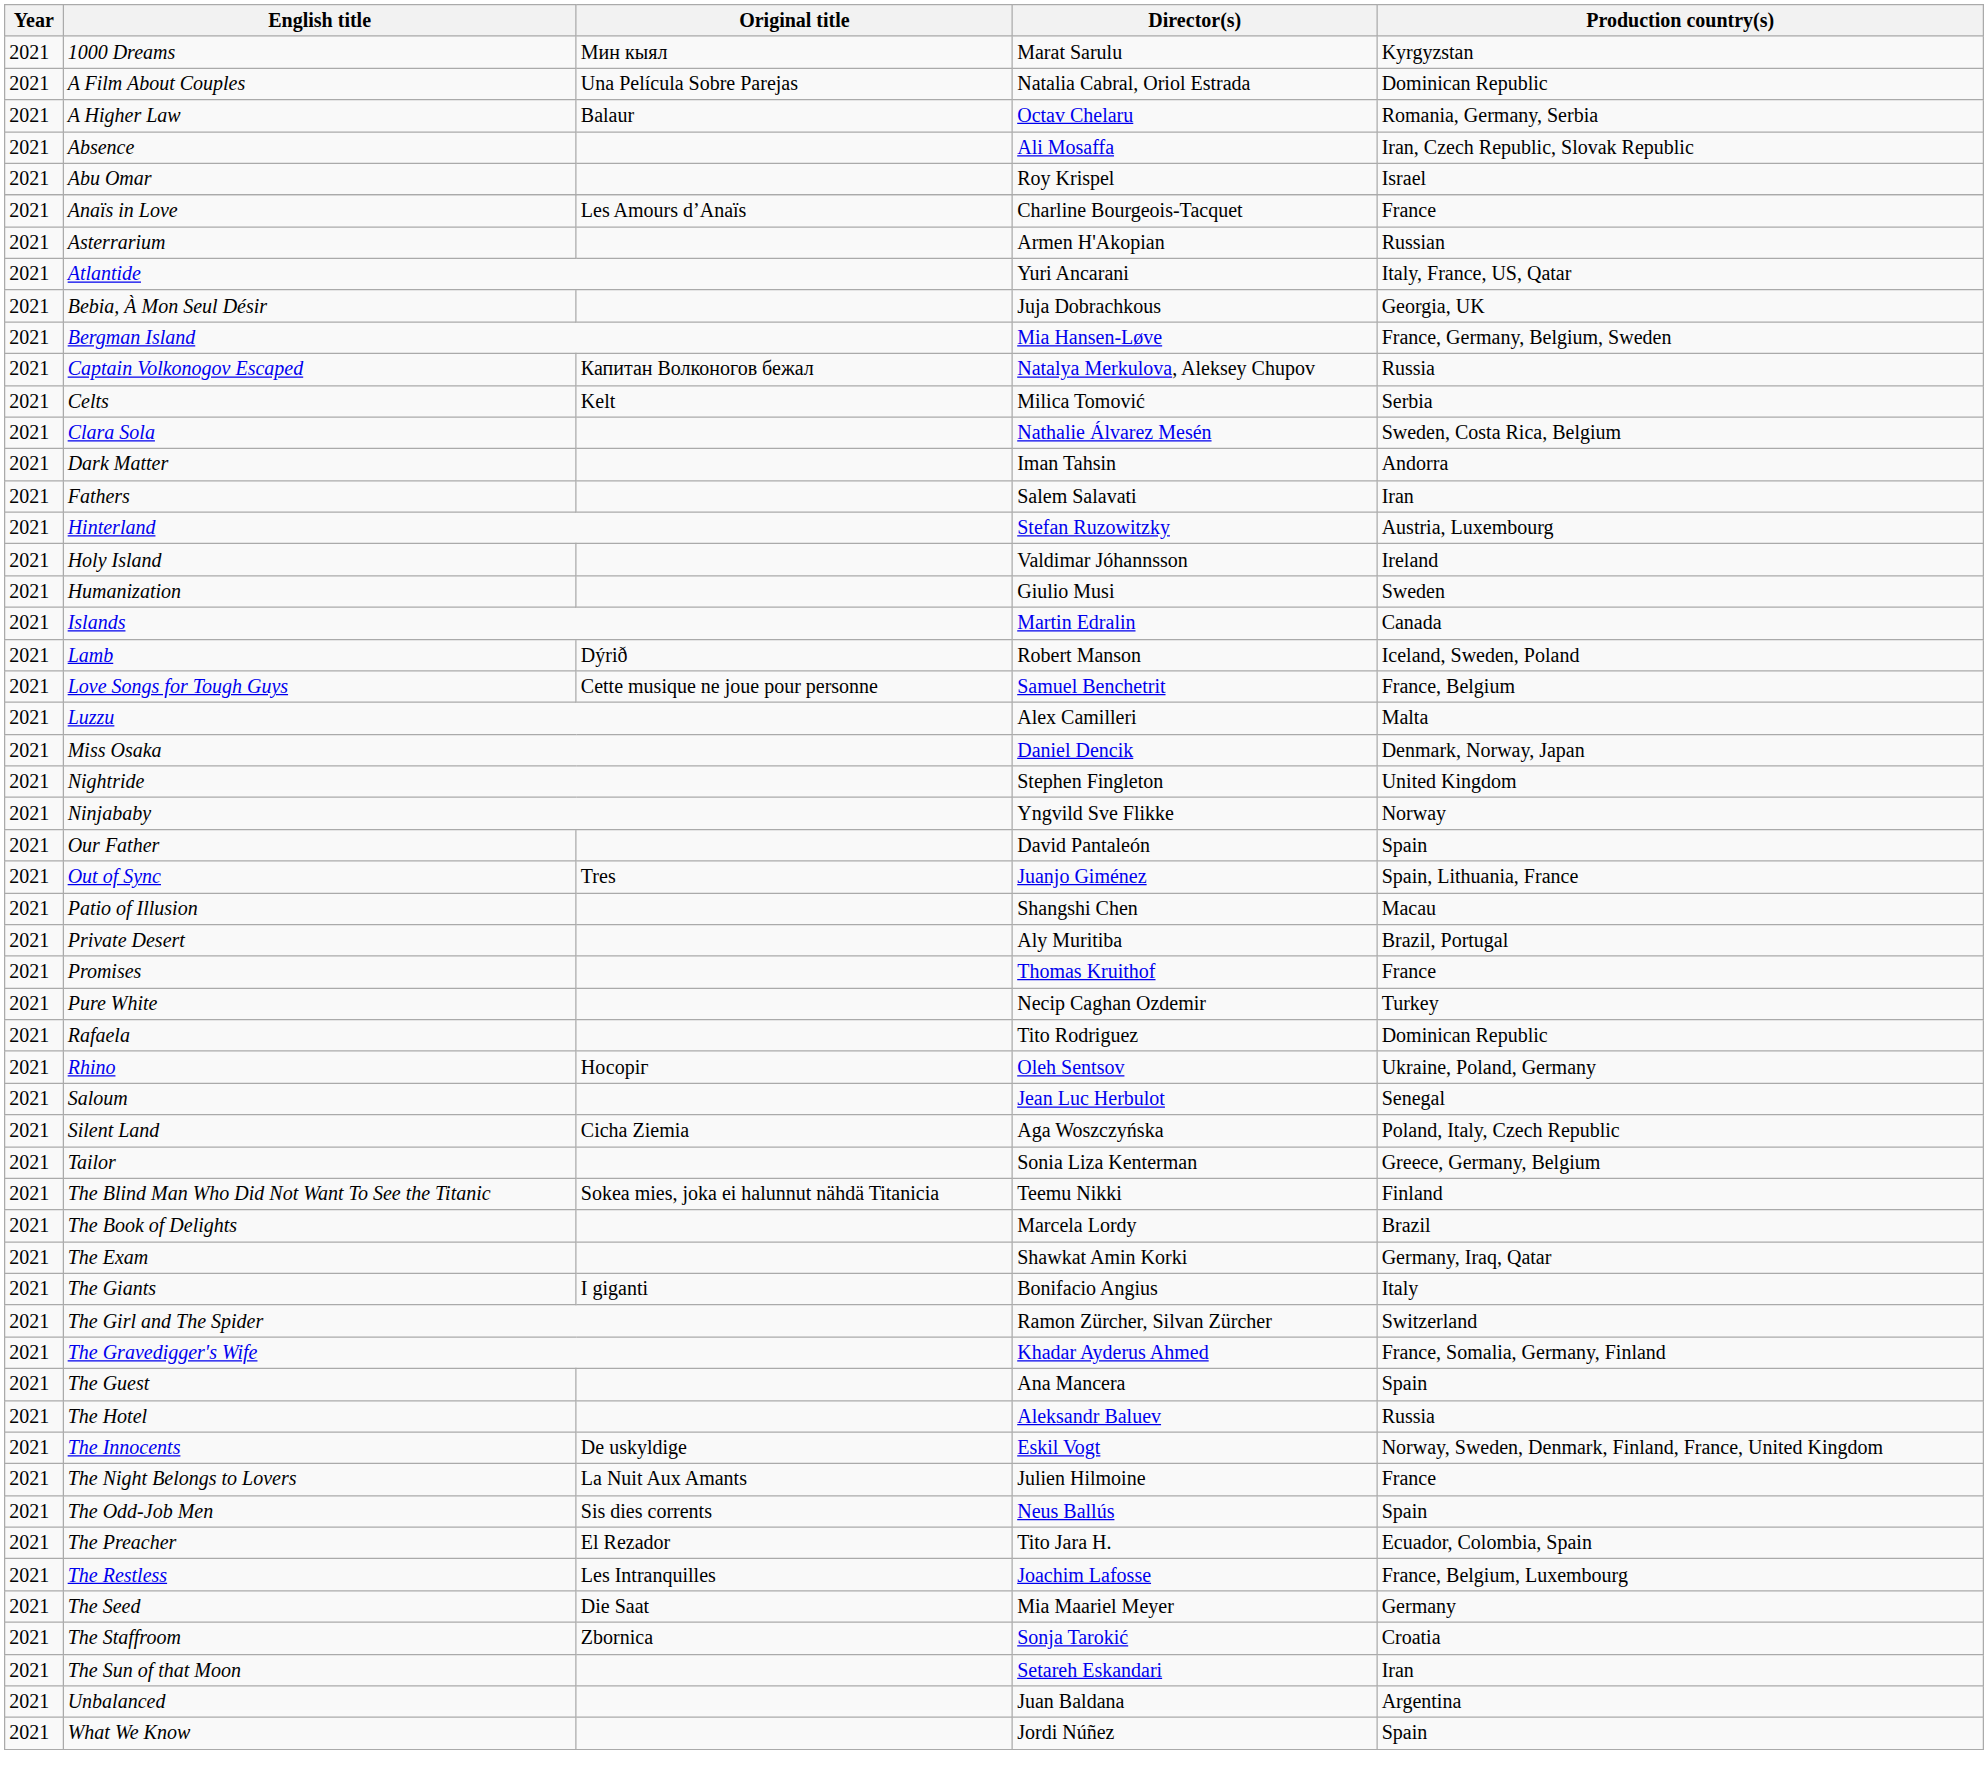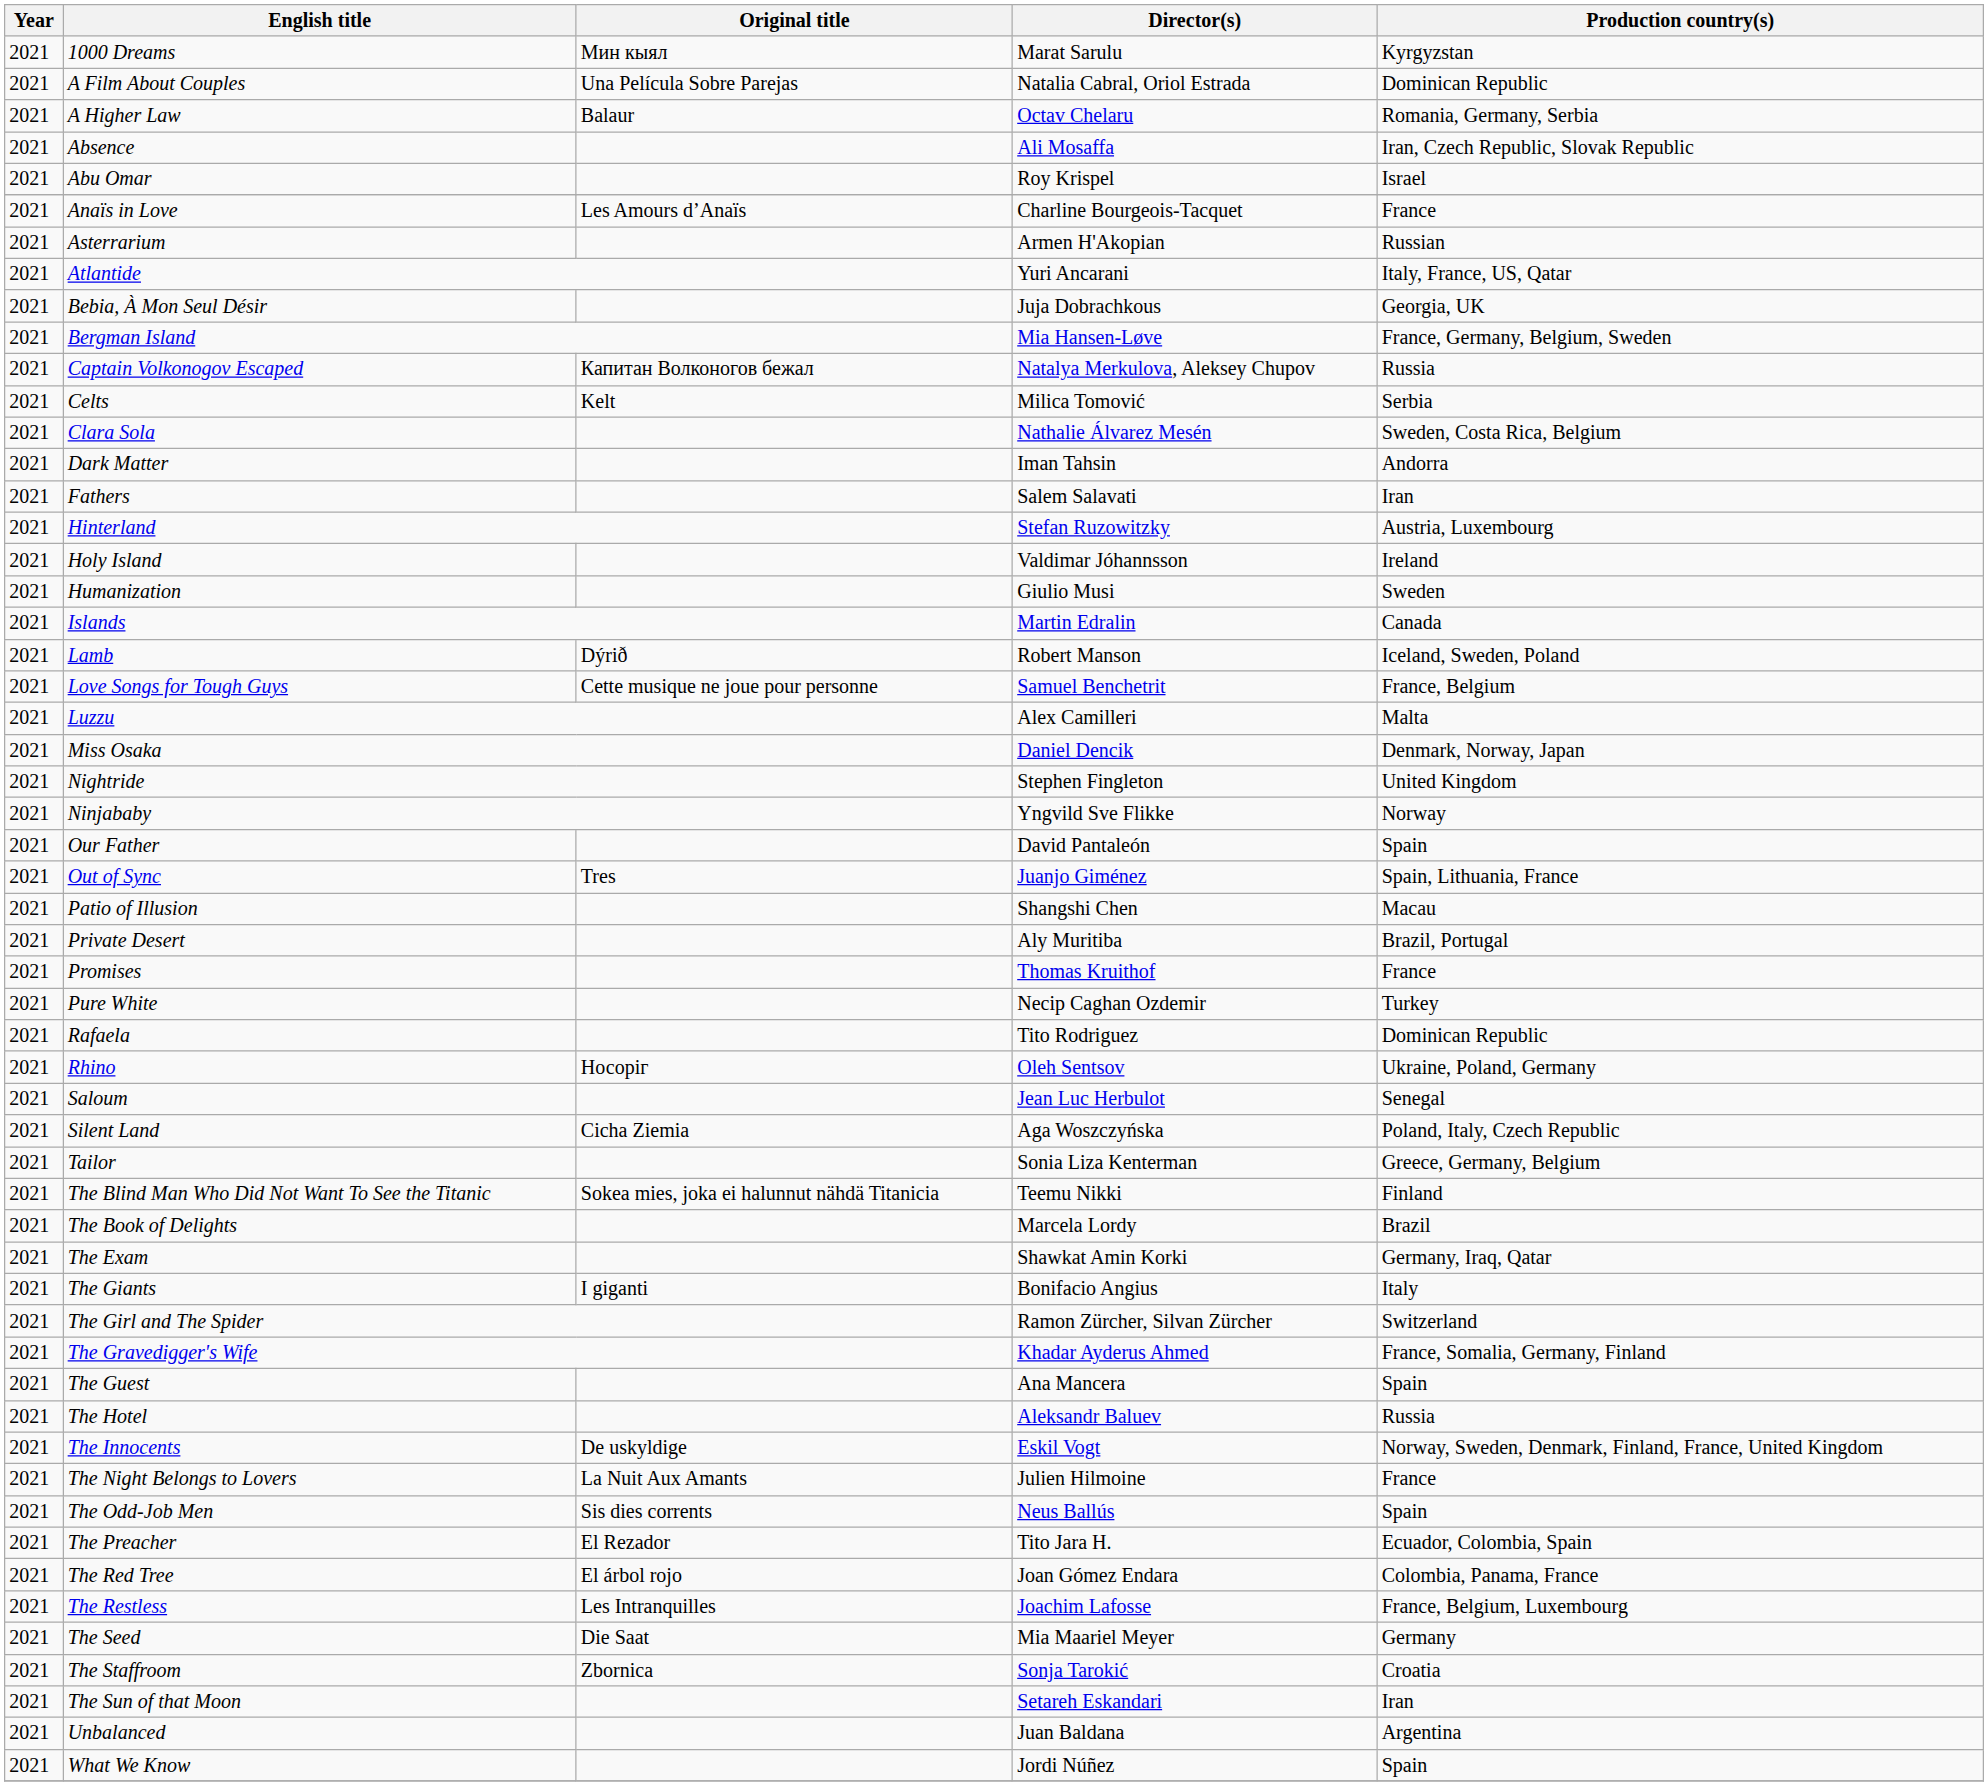+ row: (121, 1574)
